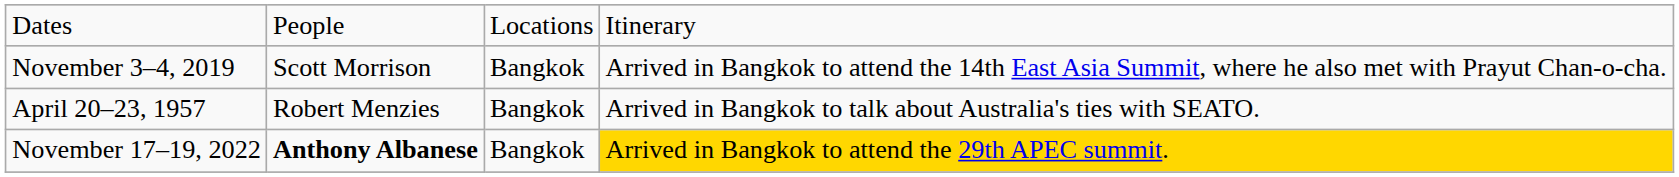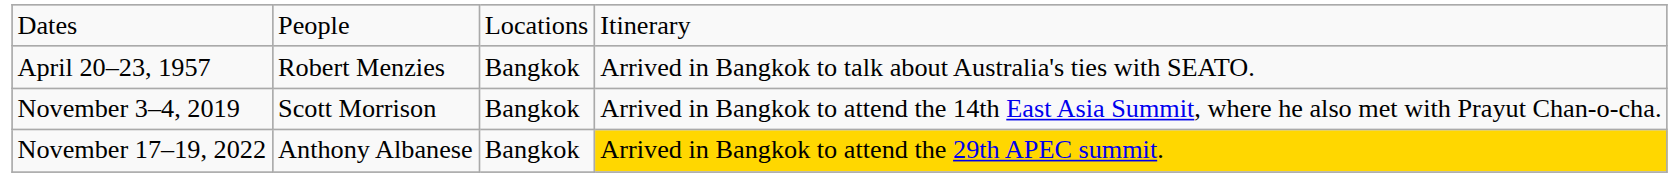rows swapped: (109, 108) <-> (123, 66)
(375, 150) bold -> (375, 150) normal
